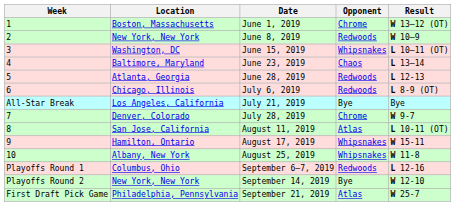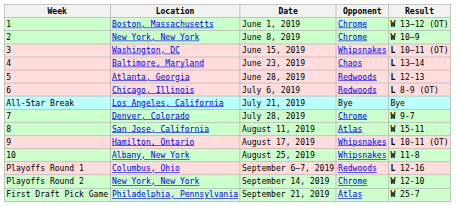(357, 37) Redwoods -> (353, 37) Chrome
(420, 129) L 10-11 (OT) -> (407, 129) W 15-11
(407, 142) W 15-11 -> (420, 142) L 10-11 (OT)
(345, 182) Bye -> (353, 182) Chrome
